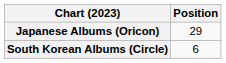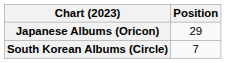(196, 49) 6 -> (196, 49) 7
